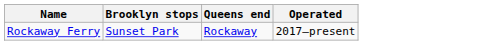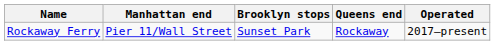+ column: (169, 13)
